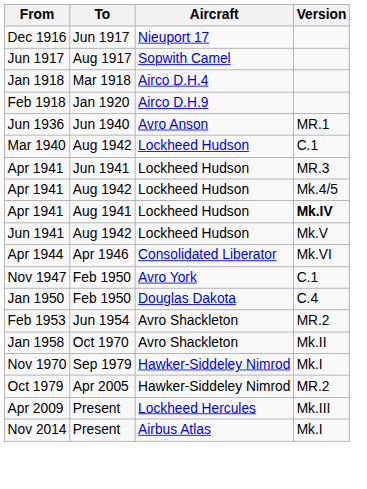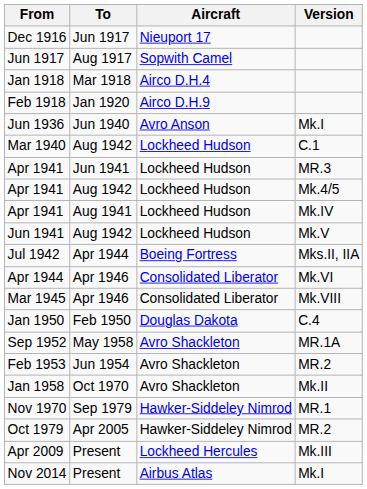(313, 124) MR.1 -> (311, 124) Mk.I
(315, 211) bold -> (316, 211) normal
+ row: (34, 255)
+ row: (37, 299)
- row: (37, 277)
+ row: (37, 342)
(310, 364) Mk.I -> (315, 408) MR.1
